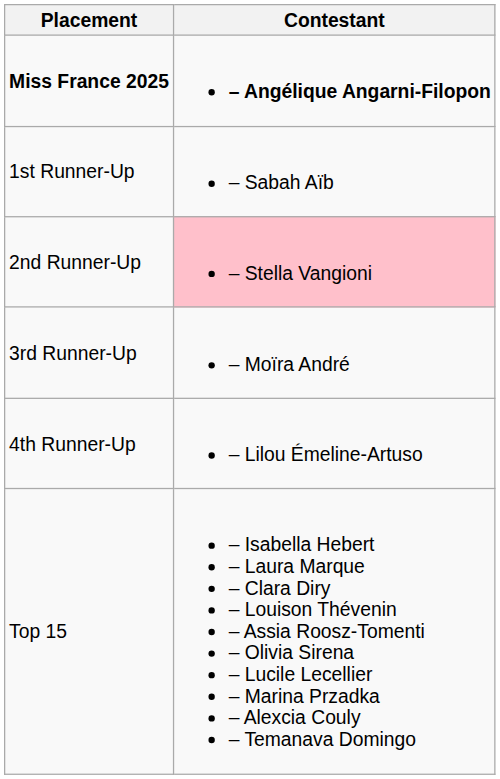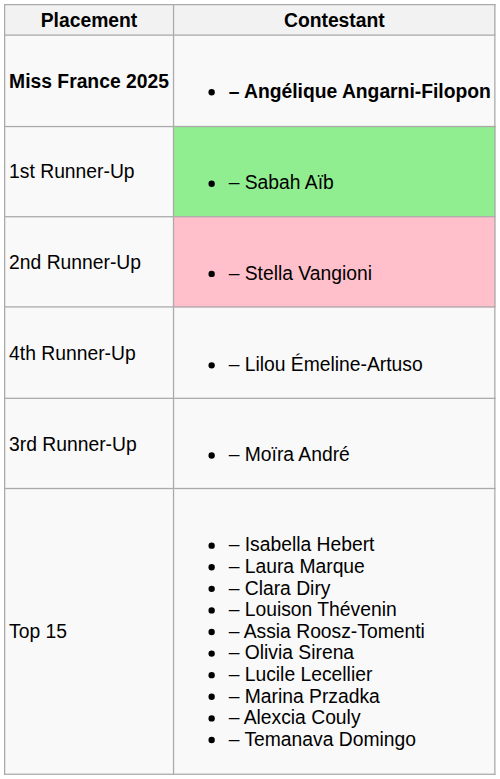(334, 182) no background -> (334, 182) lightgreen background
rows swapped: (73, 353) <-> (72, 444)
